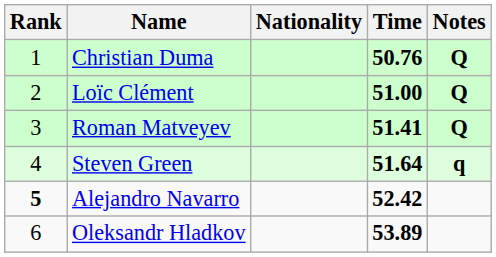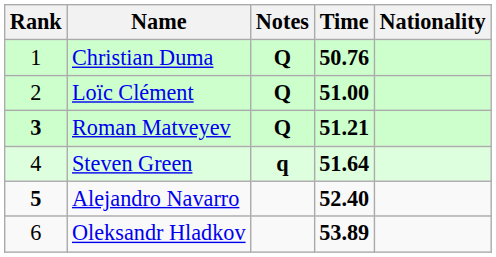columns swapped: (309, 22) <-> (459, 22)
(36, 127) normal -> (36, 127) bold
(397, 127) 51.41 -> (344, 127) 51.21
(397, 198) 52.42 -> (344, 198) 52.40
